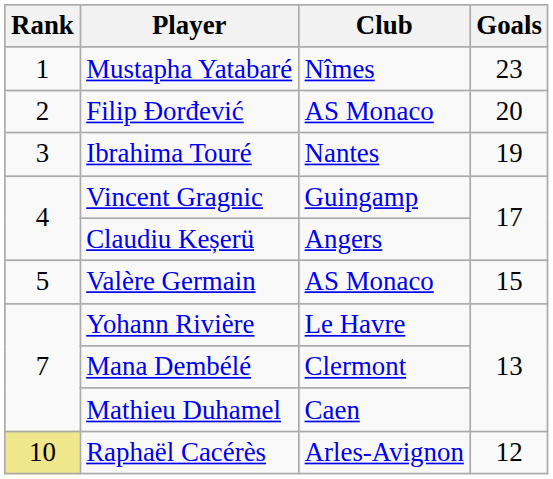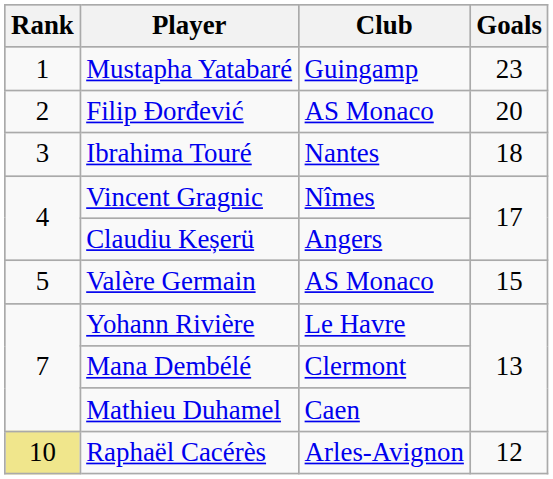(340, 68) Nîmes -> (361, 68) Guingamp
(509, 153) 19 -> (509, 153) 18
(361, 196) Guingamp -> (340, 196) Nîmes
